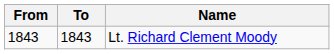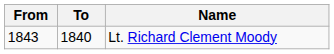(76, 37) 1843 -> (76, 37) 1840
